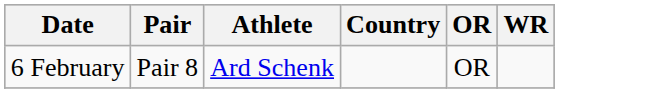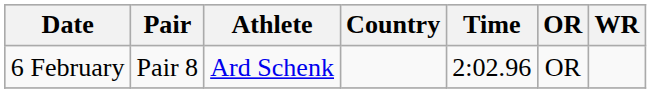+ column: (492, 25)
